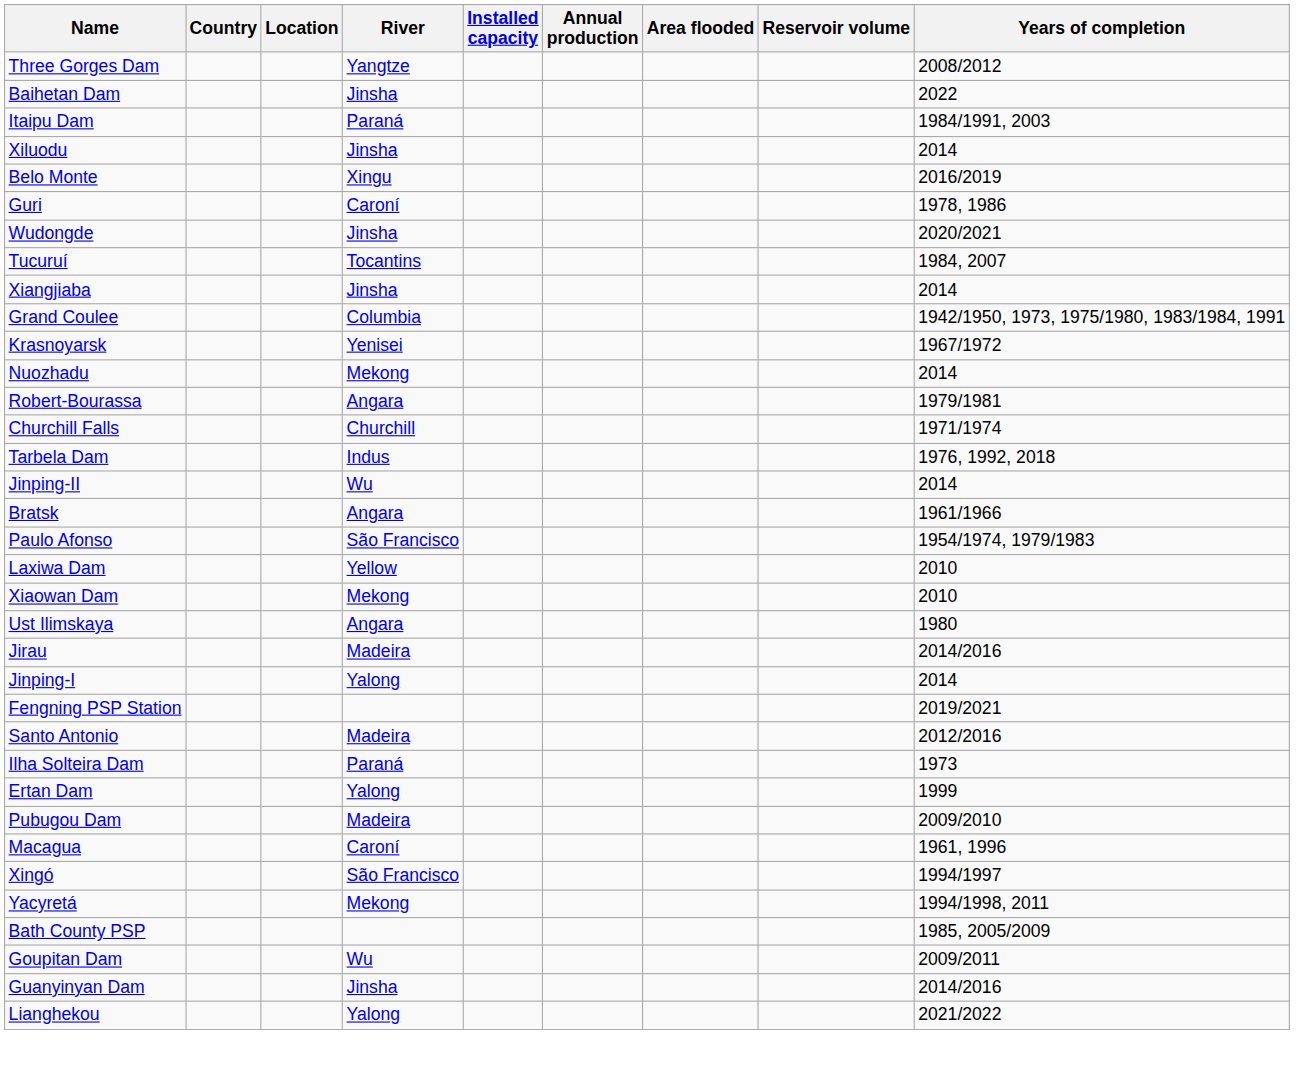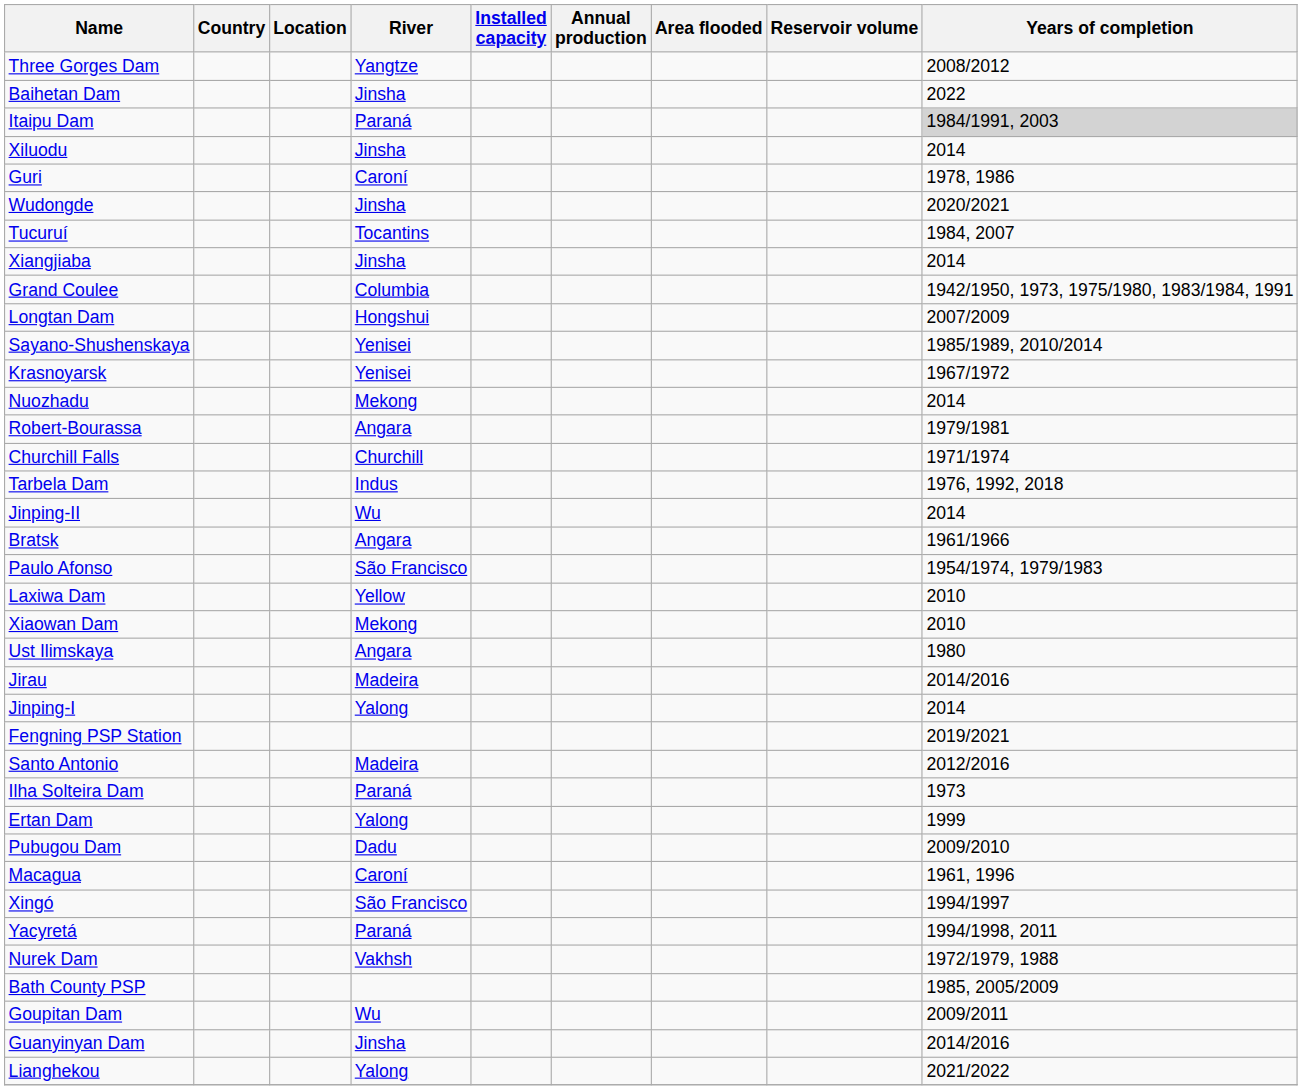(984, 121) no background -> (992, 121) lightgrey background
- row: (53, 177)
+ row: (61, 317)
+ row: (99, 345)
(378, 819) Madeira -> (376, 847) Dadu
(378, 903) Mekong -> (383, 931) Paraná
+ row: (53, 959)
